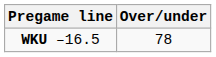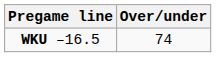(164, 40) 78 -> (164, 40) 74
